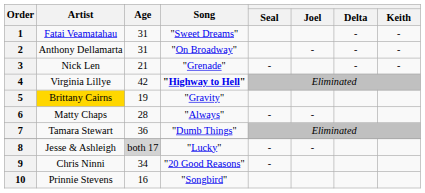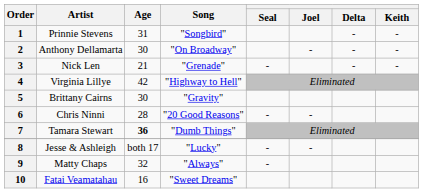(81, 33) Fatai Veamatahau -> (81, 33) Prinnie Stevens
(204, 33) "Sweet Dreams" -> (203, 33) "Songbird"
(143, 49) 31 -> (143, 49) 30
(204, 82) bold -> (203, 82) normal
(81, 98) gold background -> (81, 98) no background
(143, 98) 19 -> (143, 98) 30
(81, 114) Matty Chaps -> (81, 114) Chris Ninni
(204, 114) "Always" -> (203, 114) "20 Good Reasons"
(143, 131) normal -> (143, 131) bold
(143, 147) lightgrey background -> (143, 147) no background
(81, 163) Chris Ninni -> (81, 163) Matty Chaps
(143, 163) 34 -> (143, 163) 32
(204, 163) "20 Good Reasons" -> (203, 163) "Always"
(81, 179) Prinnie Stevens -> (81, 179) Fatai Veamatahau
(204, 179) "Songbird" -> (203, 179) "Sweet Dreams"
